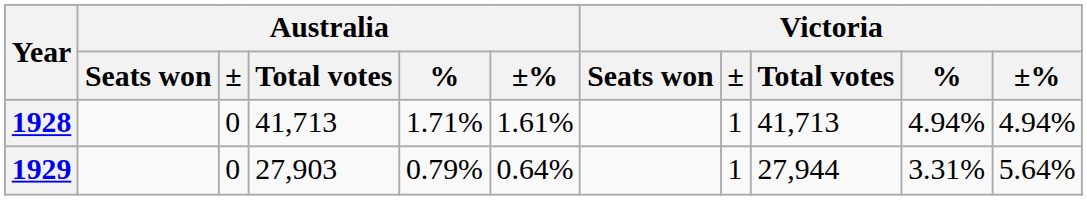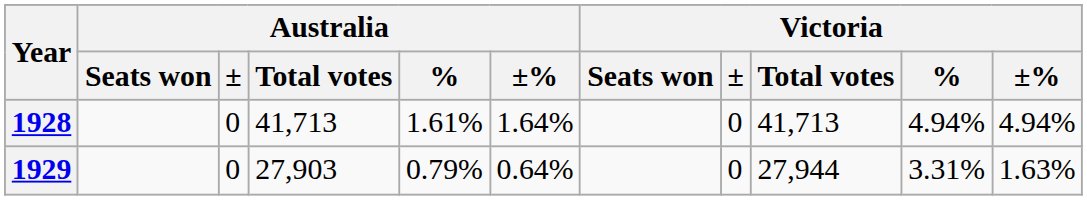(444, 122) 1.71% -> (444, 122) 1.61%
(535, 122) 1.61% -> (535, 122) 1.64%
(735, 122) 1 -> (735, 122) 0
(735, 169) 1 -> (735, 169) 0
(1037, 169) 5.64% -> (1037, 169) 1.63%
